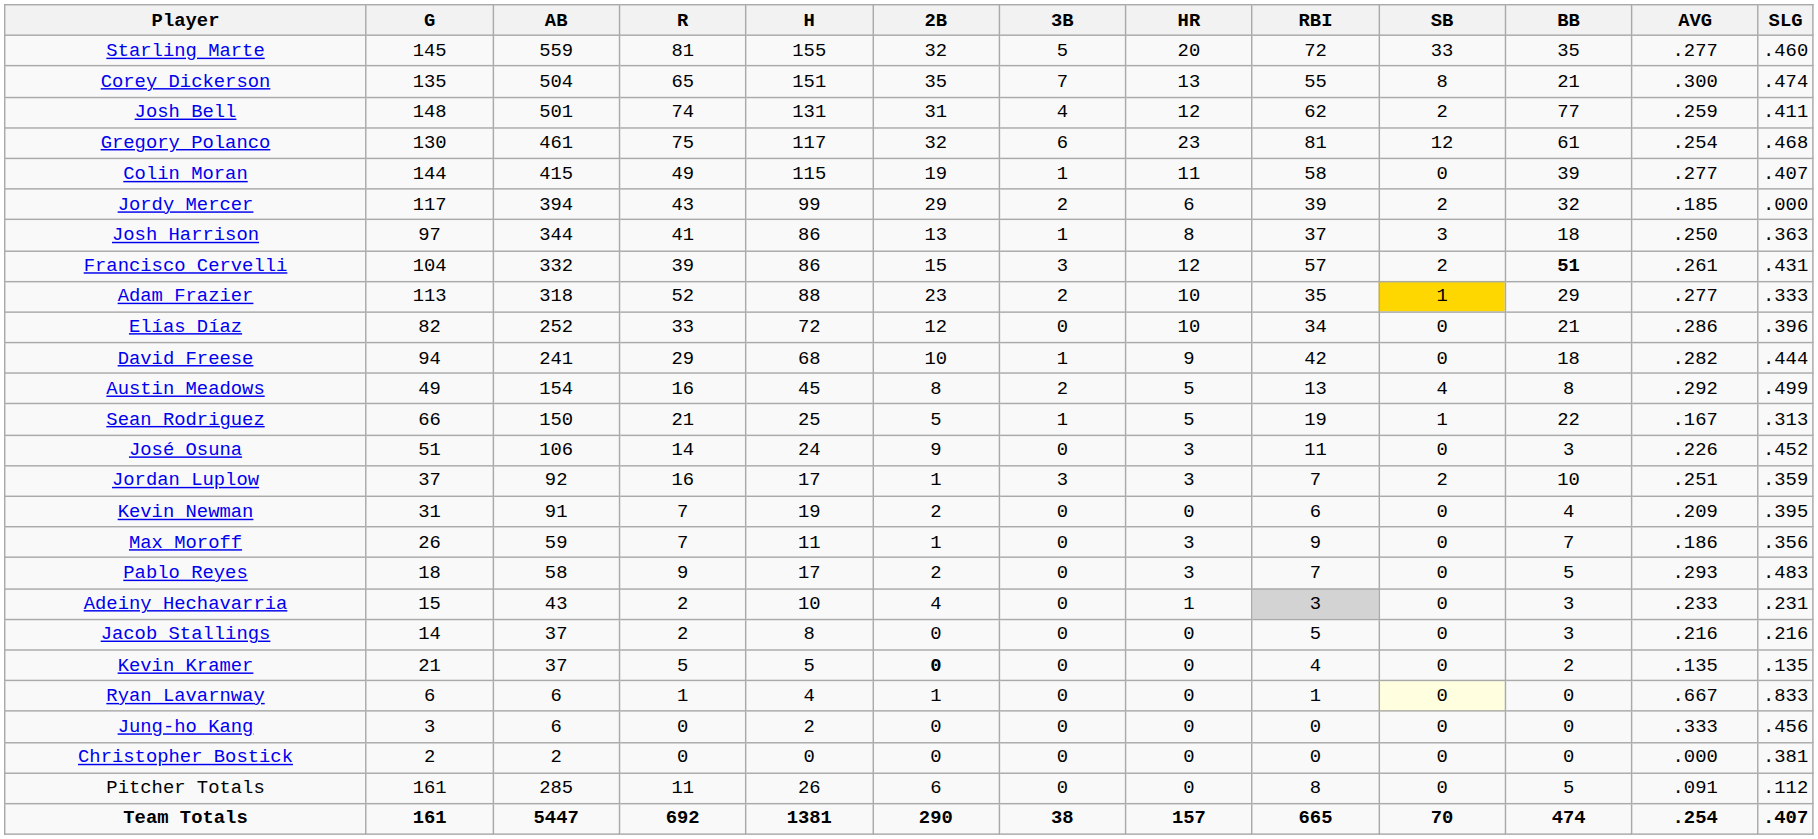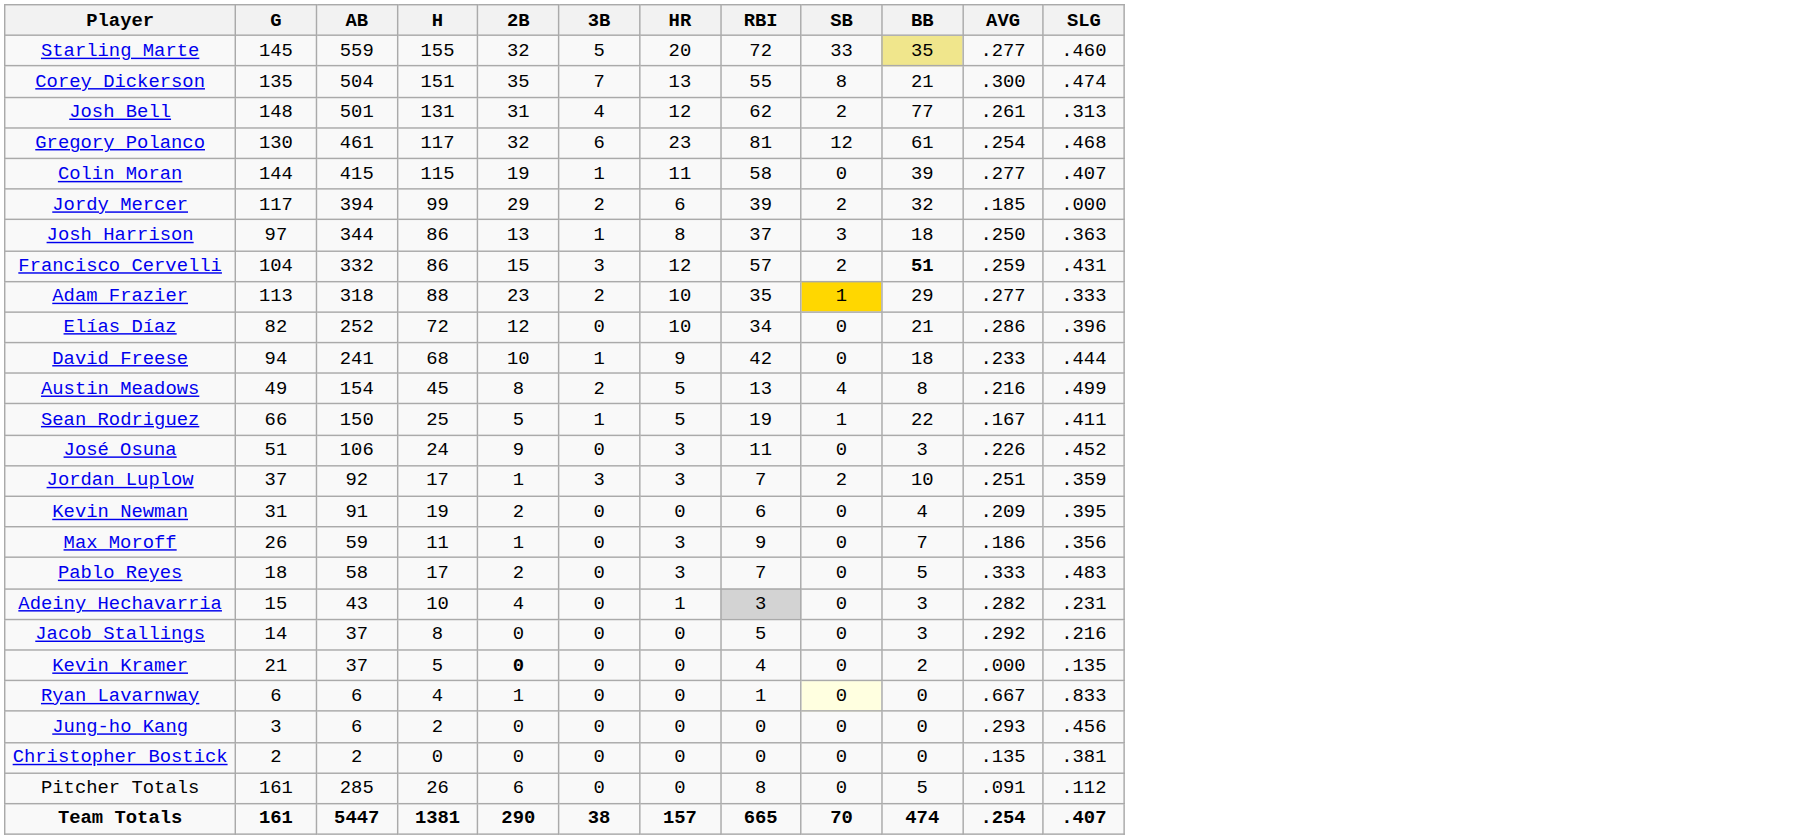- column: (683, 20)
(1569, 51) no background -> (922, 51) khaki background
(1695, 112) .259 -> (1003, 112) .261
(1786, 112) .411 -> (1084, 112) .313
(1695, 266) .261 -> (1003, 266) .259
(1695, 358) .282 -> (1003, 358) .233
(1695, 389) .292 -> (1003, 389) .216
(1786, 419) .313 -> (1084, 419) .411
(1695, 573) .293 -> (1003, 573) .333
(1695, 604) .233 -> (1003, 604) .282
(1695, 635) .216 -> (1003, 635) .292
(1695, 665) .135 -> (1003, 665) .000
(1695, 727) .333 -> (1003, 727) .293
(1695, 757) .000 -> (1003, 757) .135
